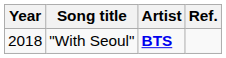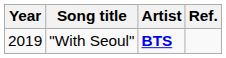(25, 41) 2018 -> (25, 41) 2019
